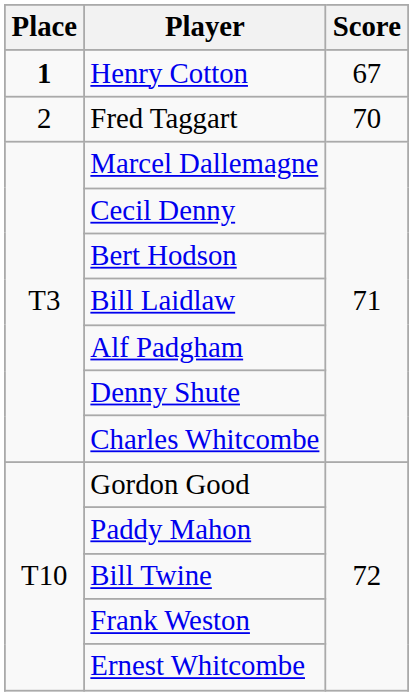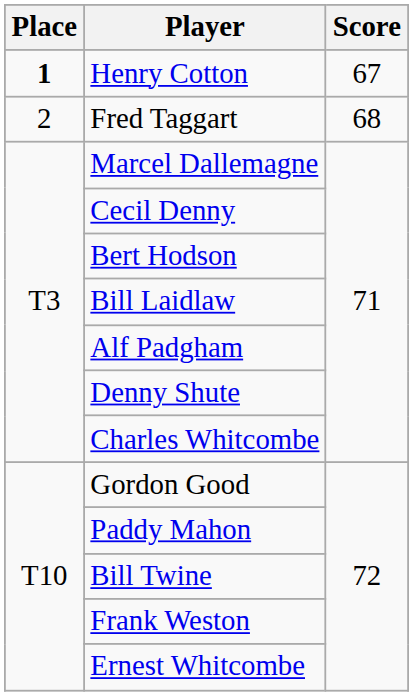(367, 118) 70 -> (367, 118) 68
